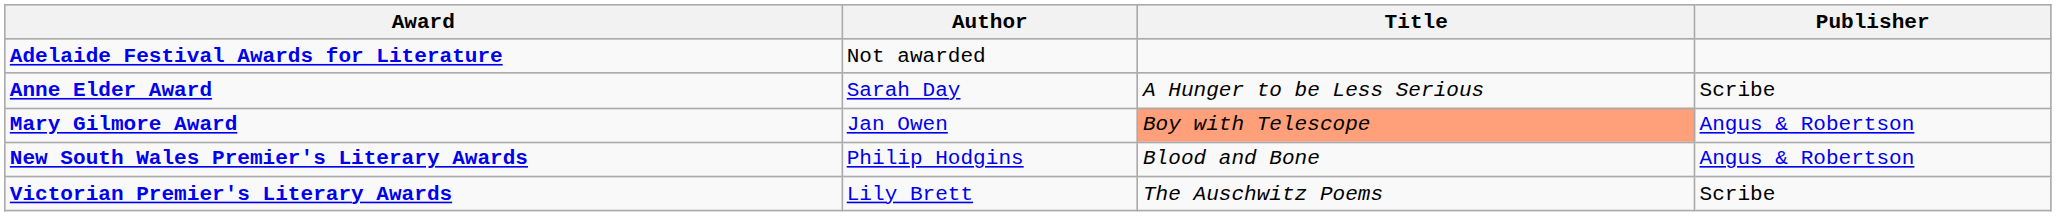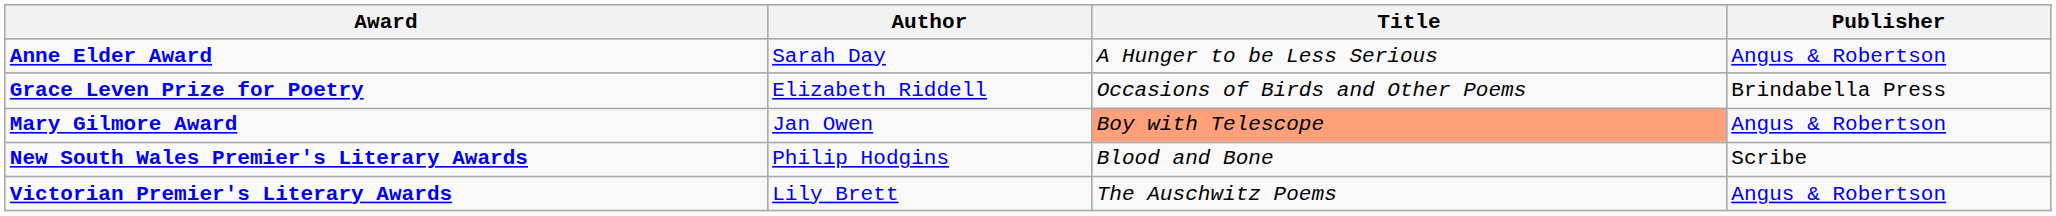- row: (256, 56)
(1737, 91) Scribe -> (1839, 56) Angus & Robertson
+ row: (187, 91)
(1807, 159) Angus & Robertson -> (1769, 159) Scribe
(1737, 194) Scribe -> (1839, 194) Angus & Robertson
